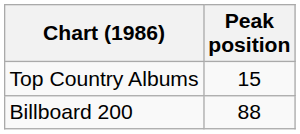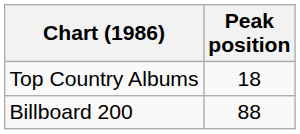(249, 78) 15 -> (249, 78) 18
